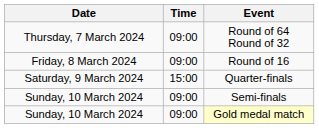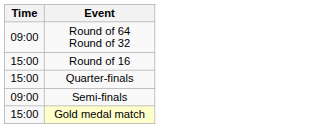- column: (84, 13)
(184, 61) 09:00 -> (24, 61) 15:00
(184, 114) 09:00 -> (24, 114) 15:00
